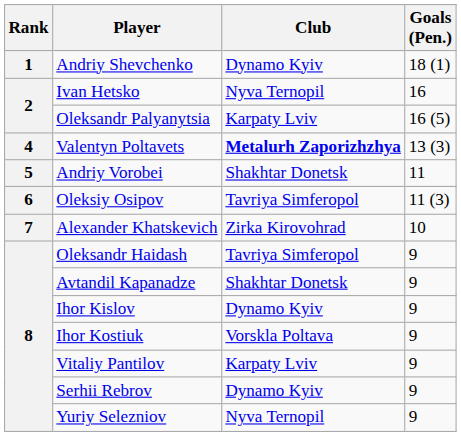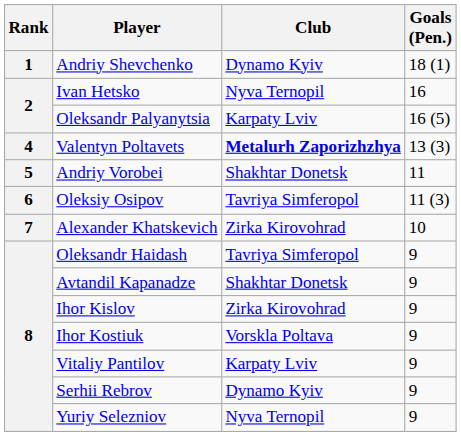(274, 308) Dynamo Kyiv -> (286, 308) Zirka Kirovohrad
